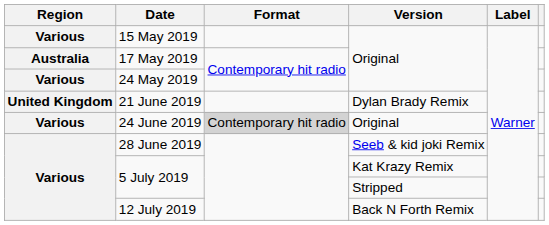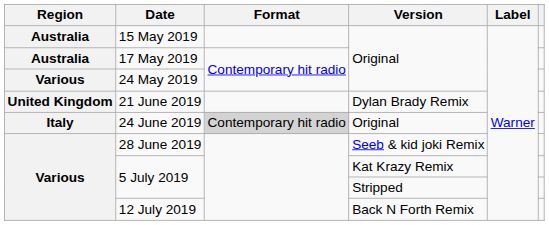(60, 36) Various -> (60, 36) Australia
(60, 123) Various -> (60, 123) Italy
